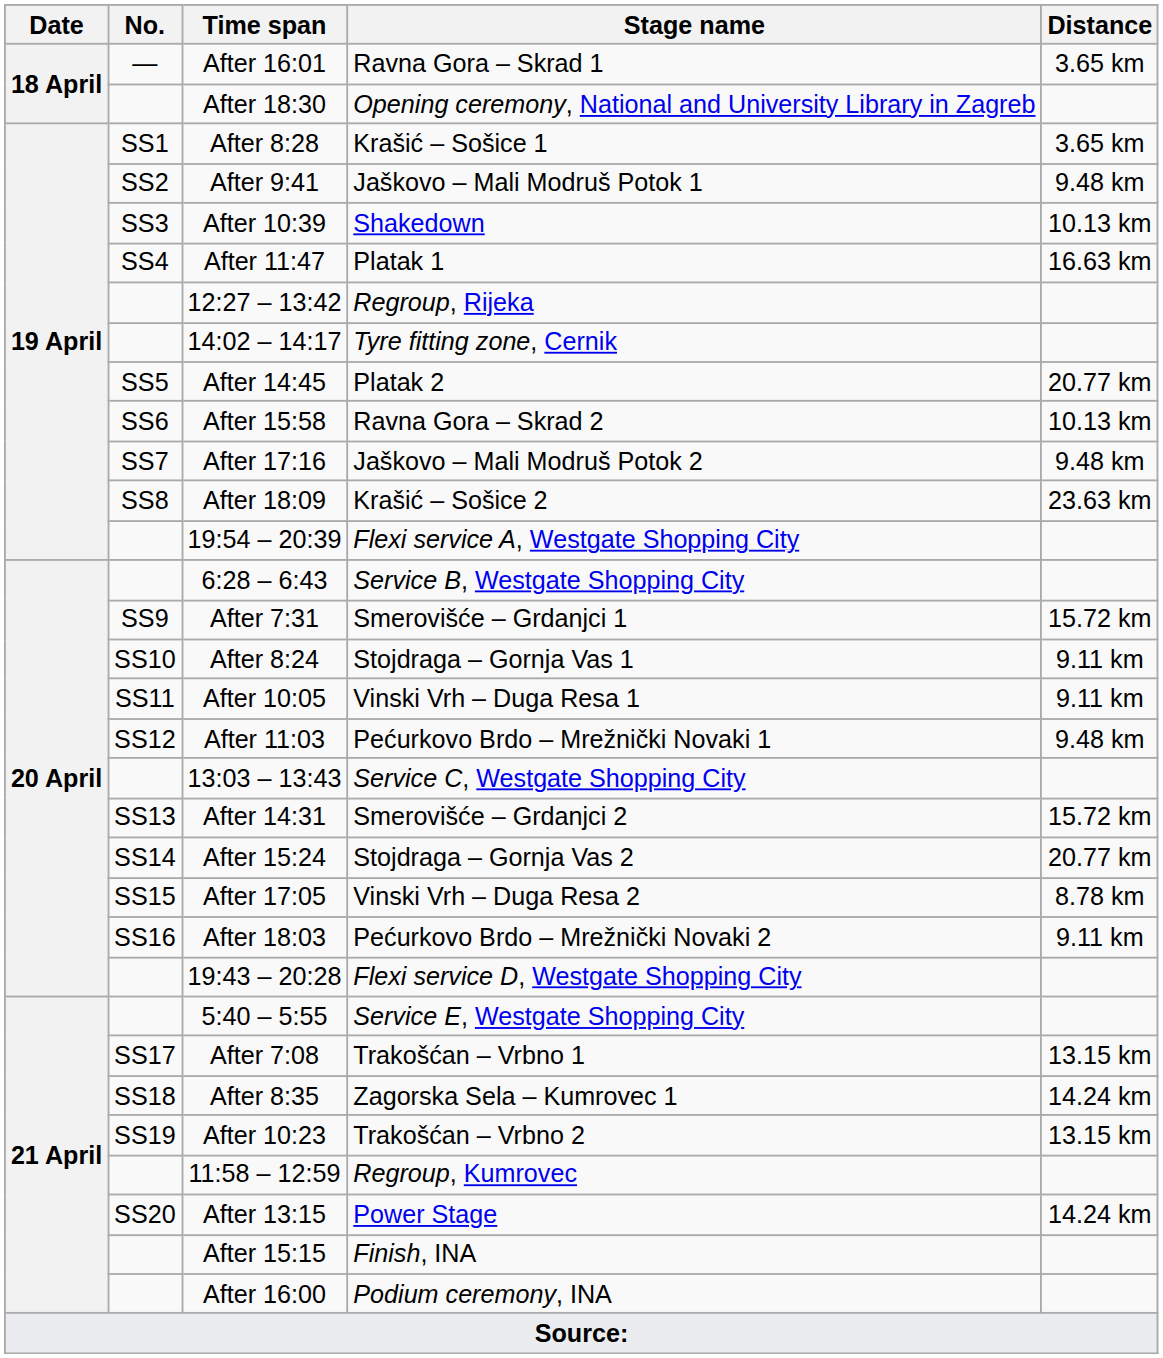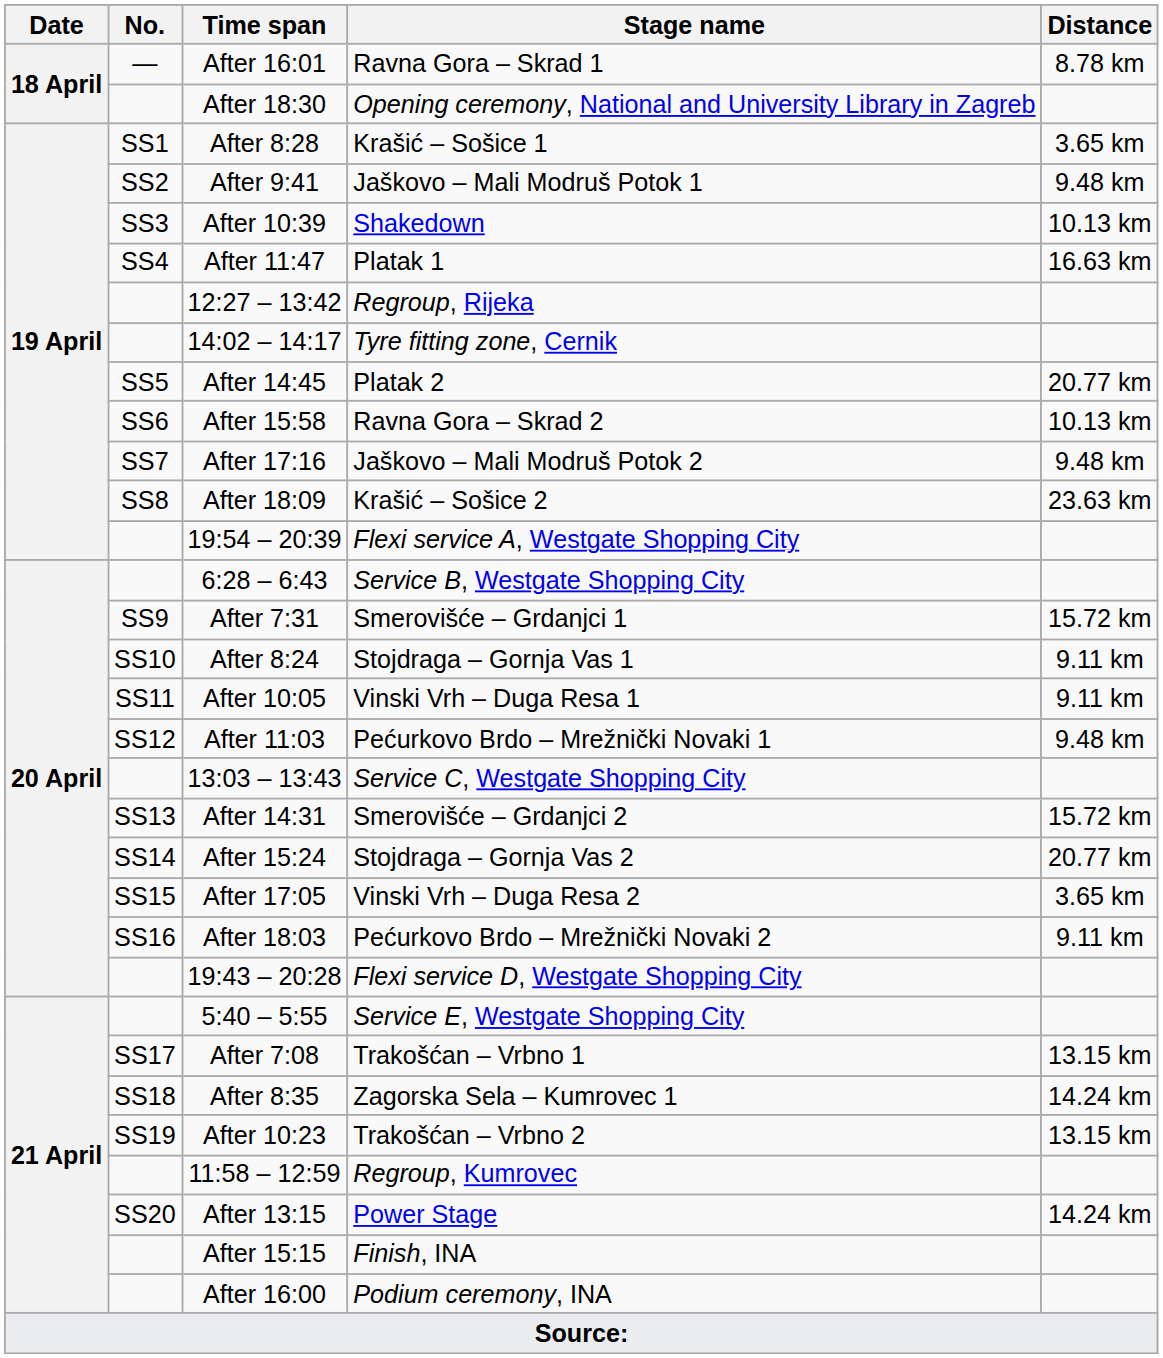(1100, 64) 3.65 km -> (1100, 64) 8.78 km
(1100, 897) 8.78 km -> (1100, 897) 3.65 km
